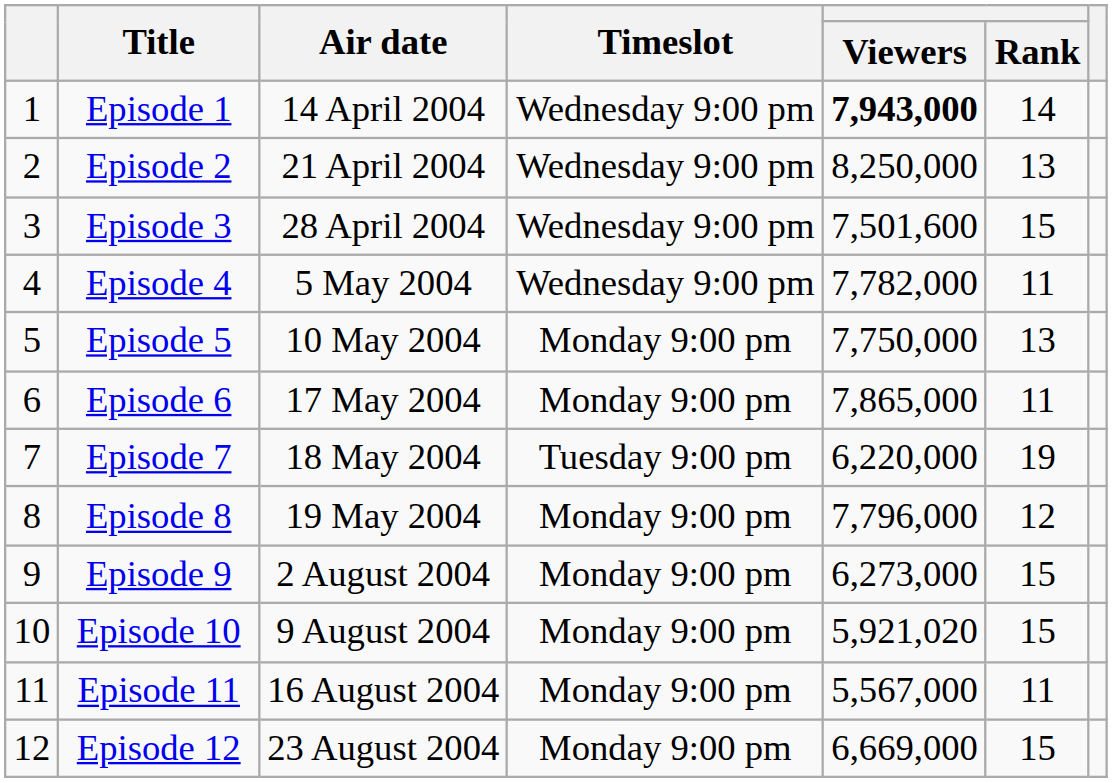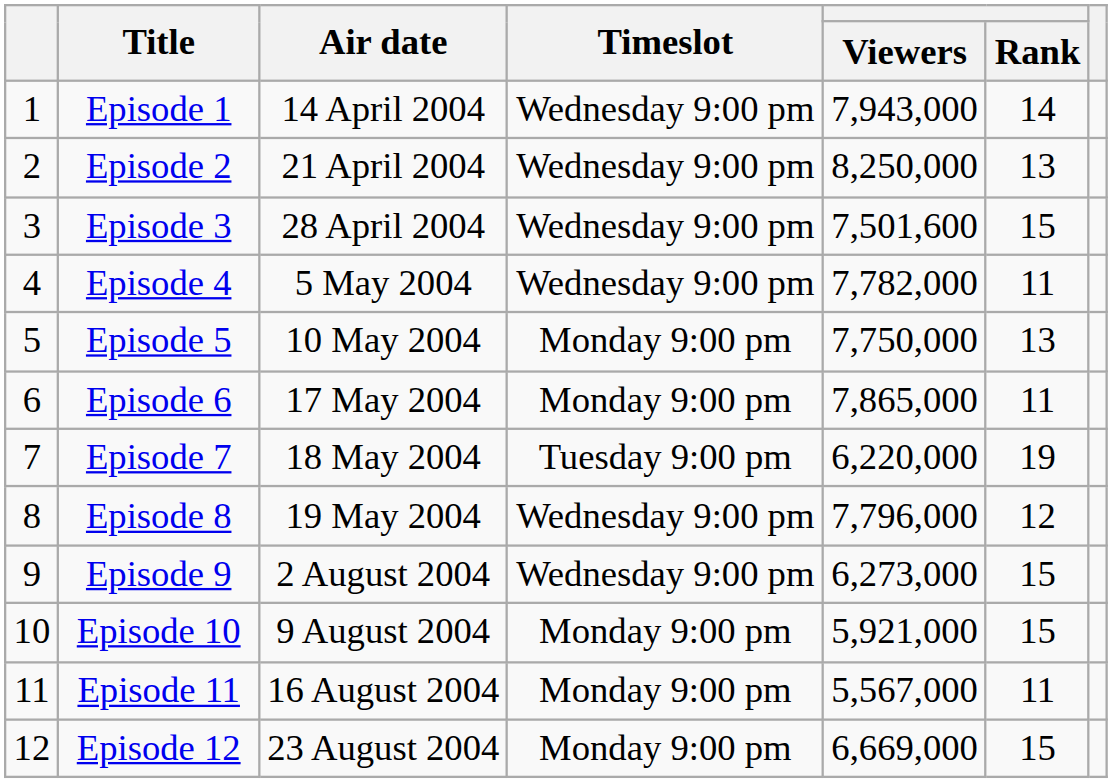(905, 108) bold -> (905, 108) normal
(665, 515) Monday 9:00 pm -> (665, 515) Wednesday 9:00 pm
(665, 573) Monday 9:00 pm -> (665, 573) Wednesday 9:00 pm
(905, 631) 5,921,020 -> (905, 631) 5,921,000
